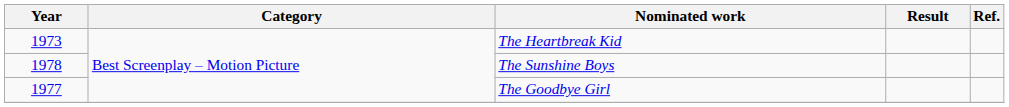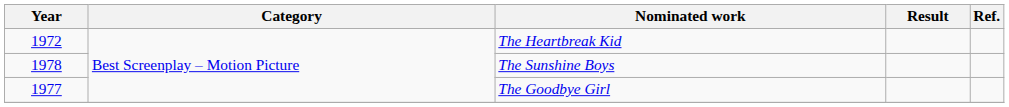(46, 41) 1973 -> (46, 41) 1972
